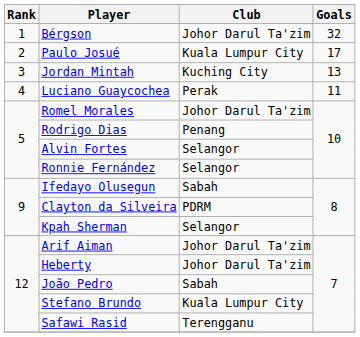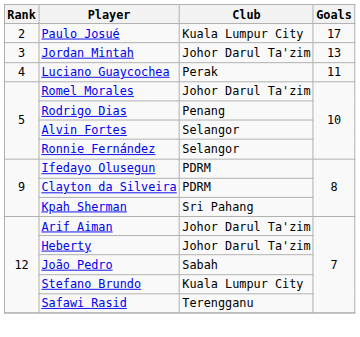- row: (66, 33)
(225, 72) Kuching City -> (246, 53) Johor Darul Ta'zim
(200, 188) Sabah -> (197, 168) PDRM
(211, 226) Selangor -> (218, 207) Sri Pahang
